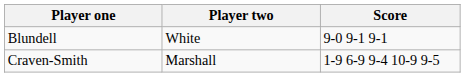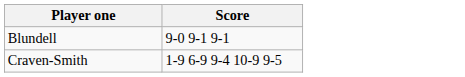- column: (241, 15)
